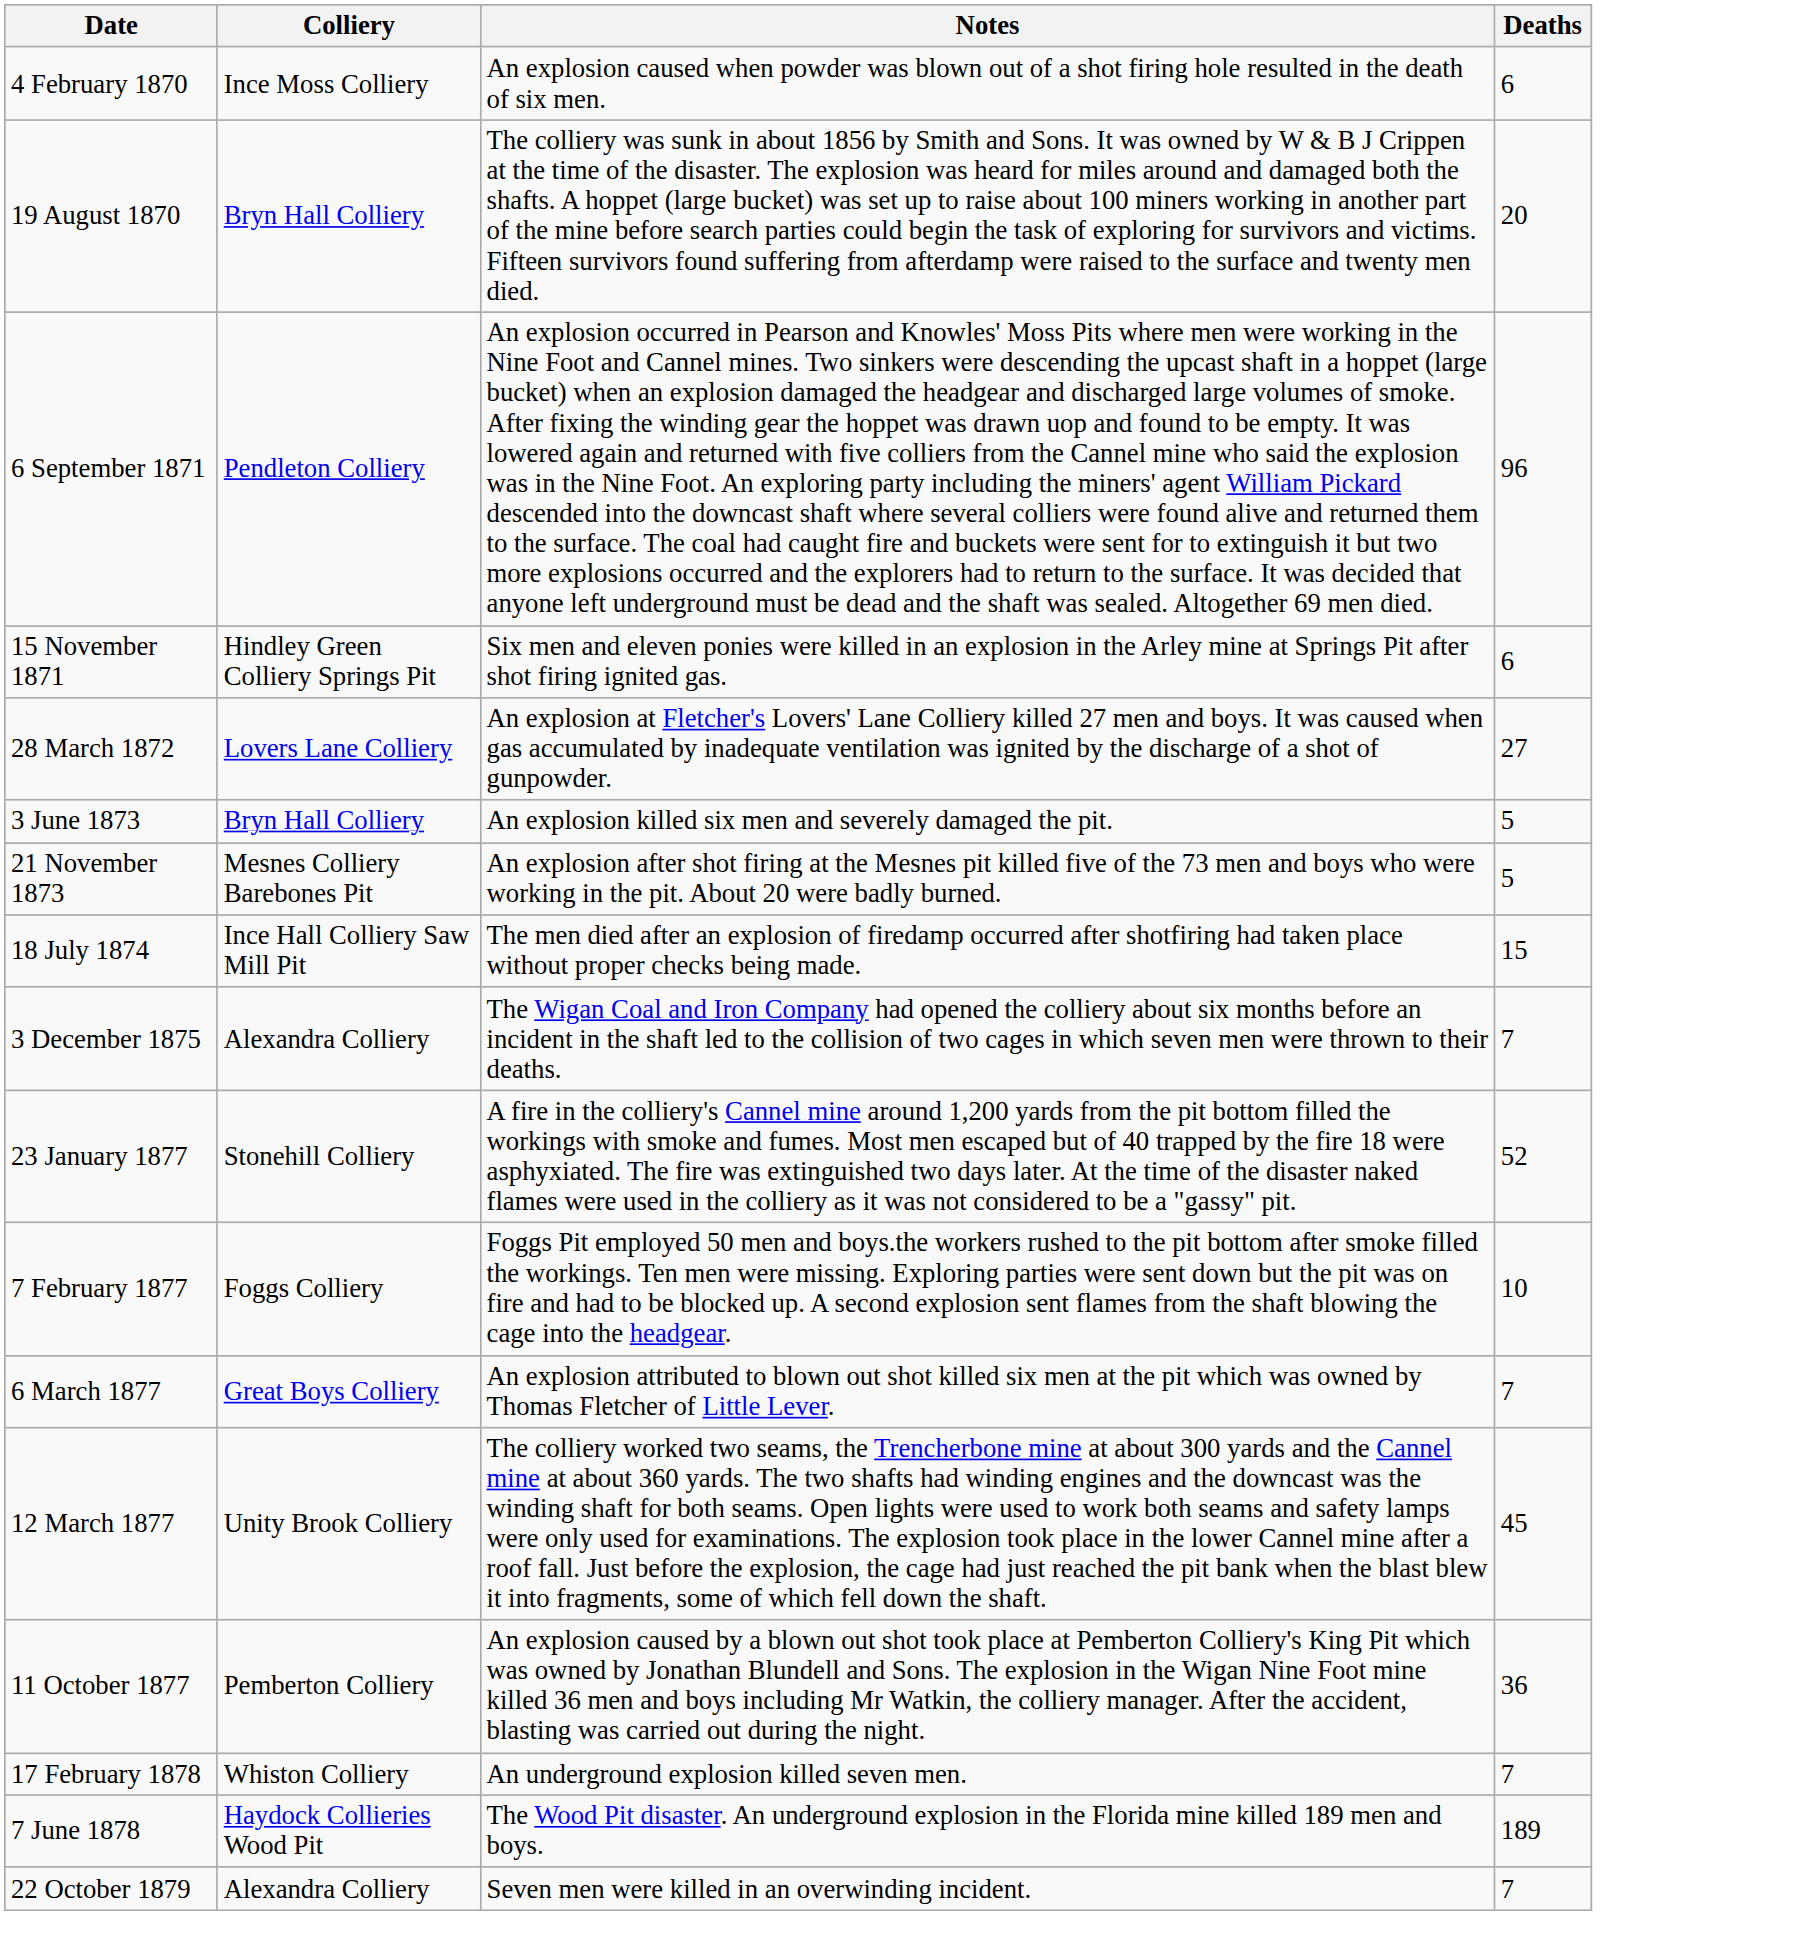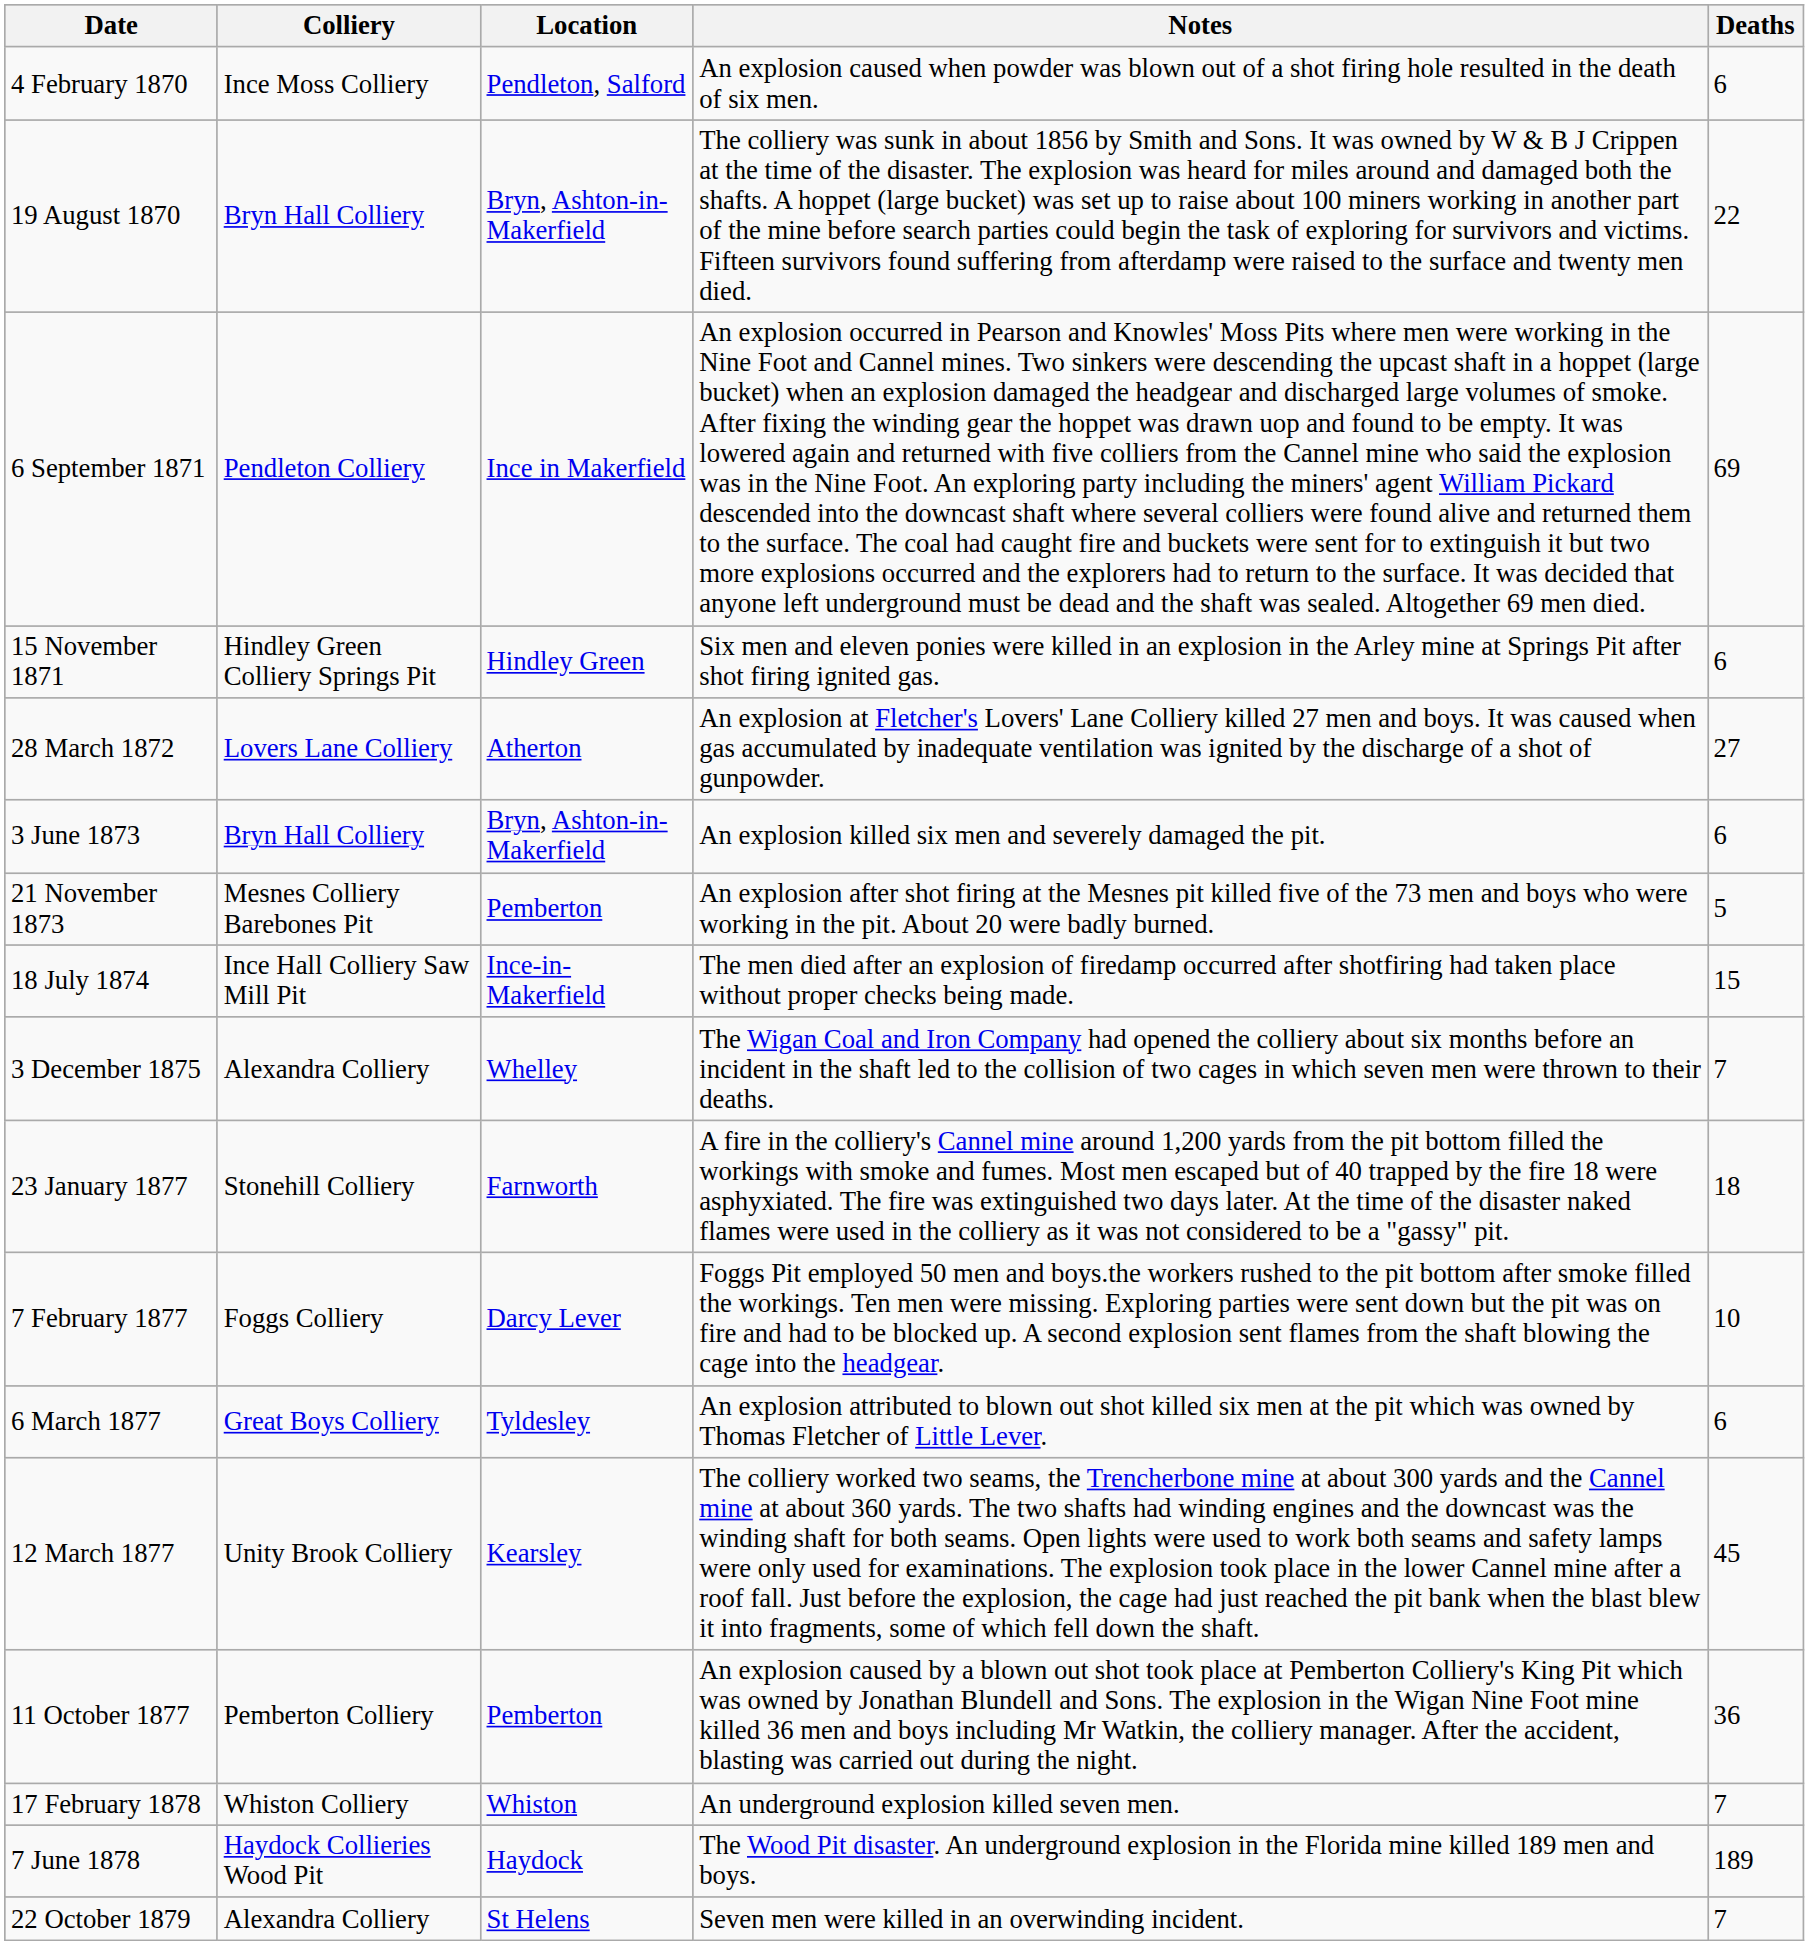+ column: (587, 25)
(1514, 215) 20 -> (1727, 215) 22
(1514, 468) 96 -> (1727, 468) 69
(1508, 821) 5 -> (1720, 836) 6
(1514, 1155) 52 -> (1727, 1185) 18
(1508, 1390) 7 -> (1720, 1420) 6
